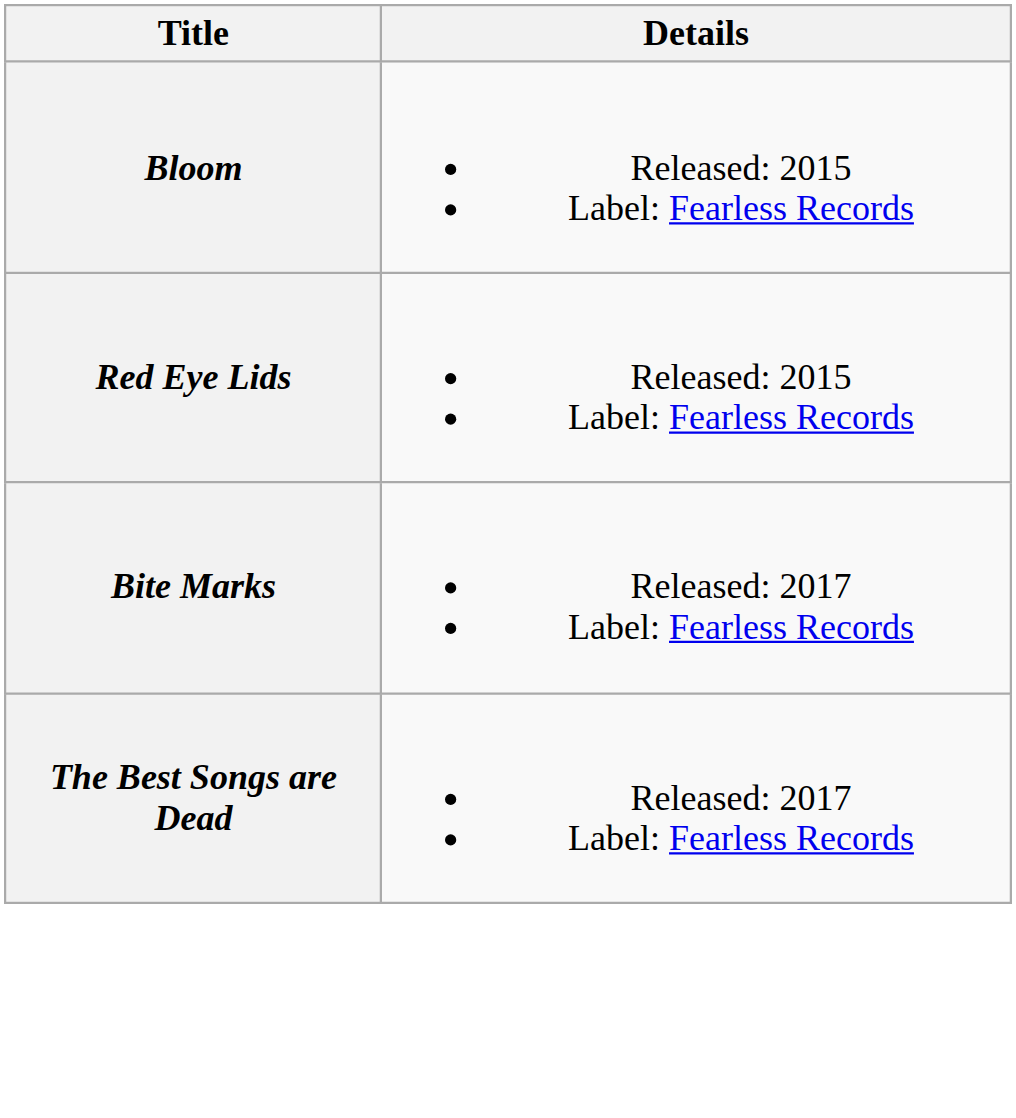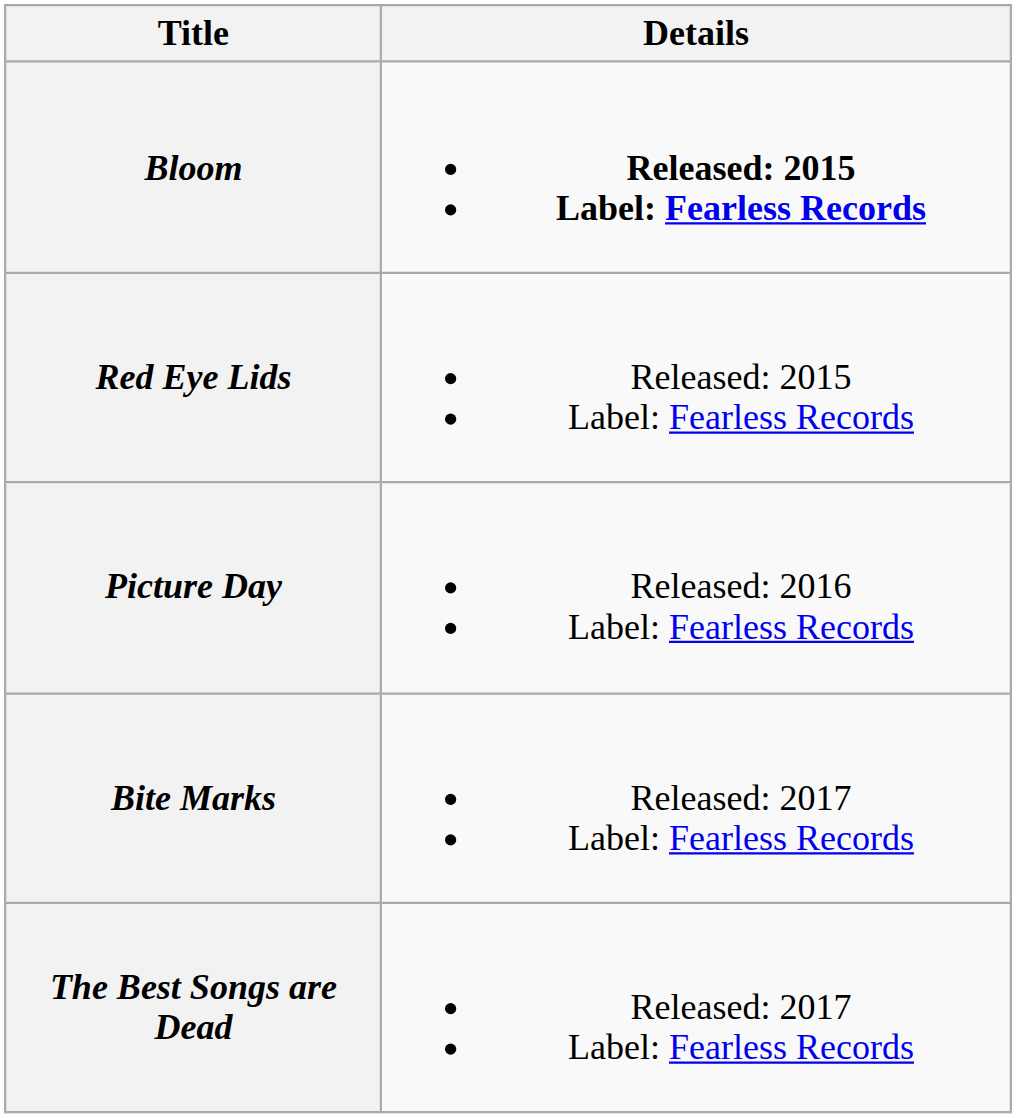(696, 188) normal -> (696, 188) bold
+ row: (193, 586)
